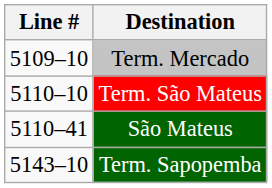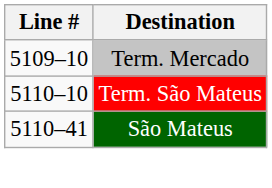- row: (180, 164)
